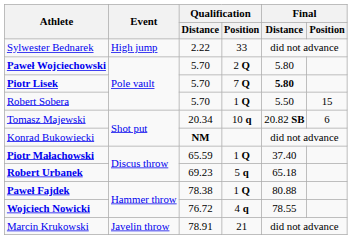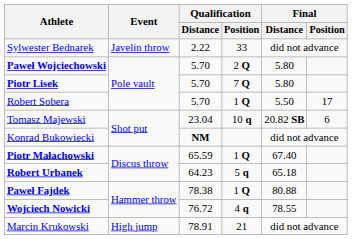(134, 48) High jump -> (140, 48) Javelin throw
(284, 84) bold -> (284, 84) normal
(327, 101) 15 -> (327, 101) 17
(200, 119) 20.34 -> (200, 119) 23.04
(284, 155) 37.40 -> (284, 155) 67.40
(200, 173) 69.23 -> (200, 173) 64.23
(140, 226) Javelin throw -> (134, 226) High jump
